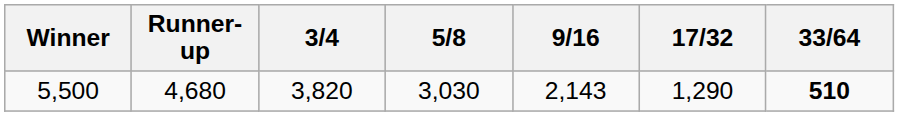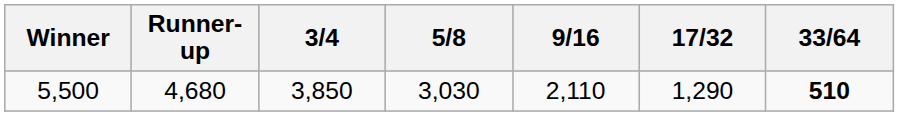(322, 90) 3,820 -> (322, 90) 3,850
(576, 90) 2,143 -> (576, 90) 2,110
